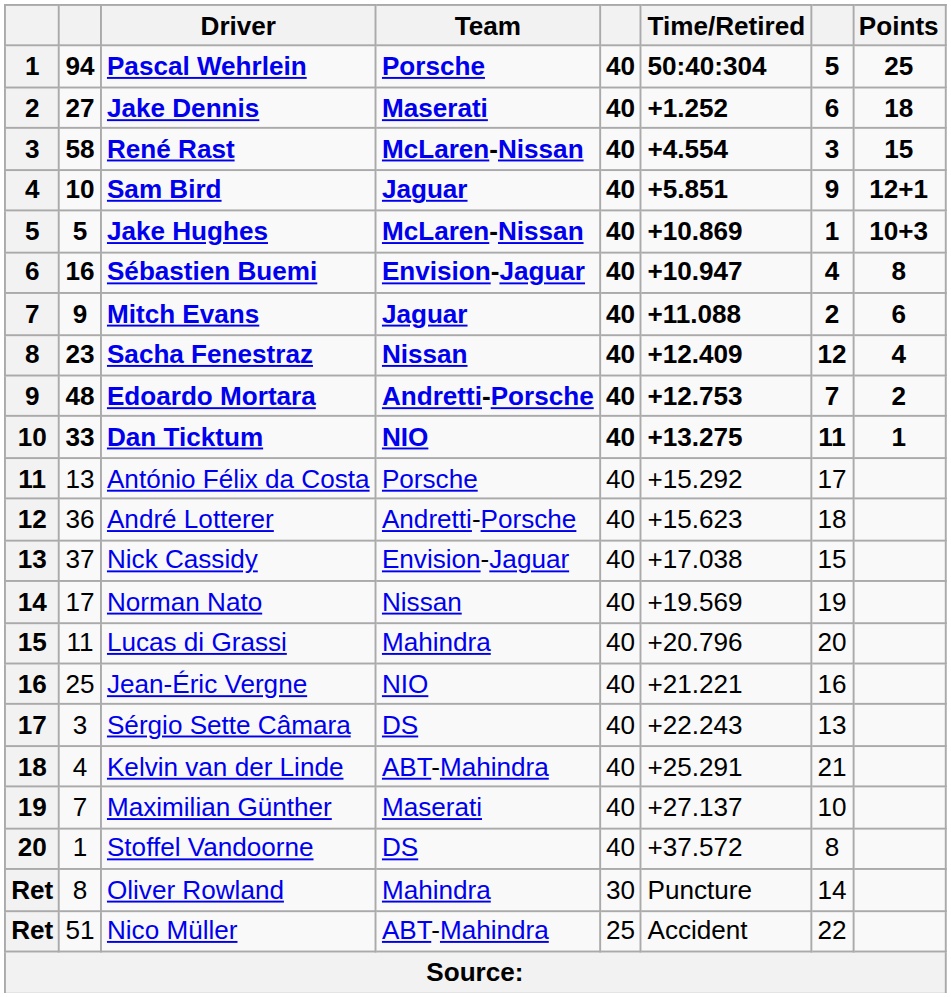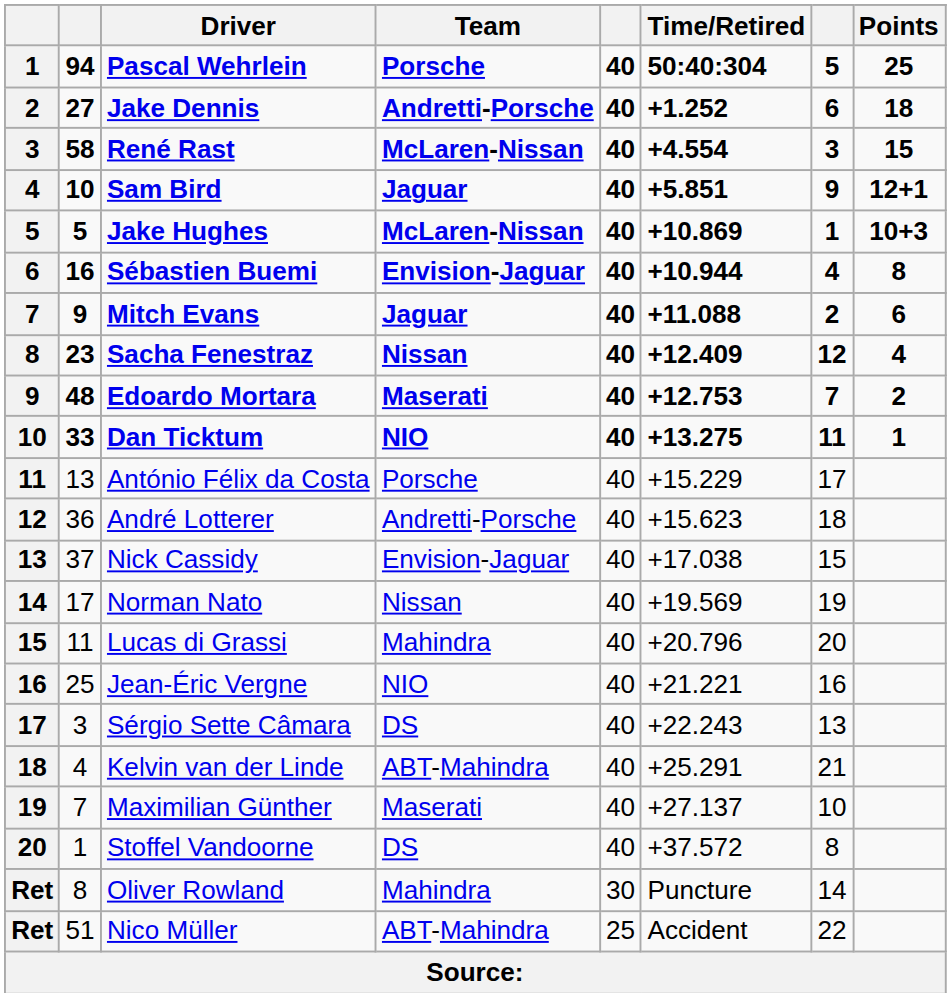(435, 107) Maserati -> (488, 107) Andretti-Porsche
(695, 272) +10.947 -> (695, 272) +10.944
(488, 396) Andretti-Porsche -> (435, 396) Maserati
(695, 478) +15.292 -> (695, 478) +15.229
